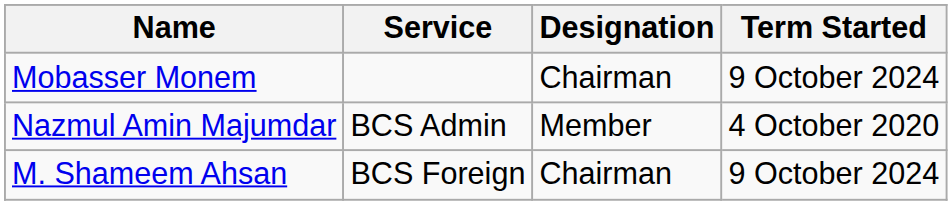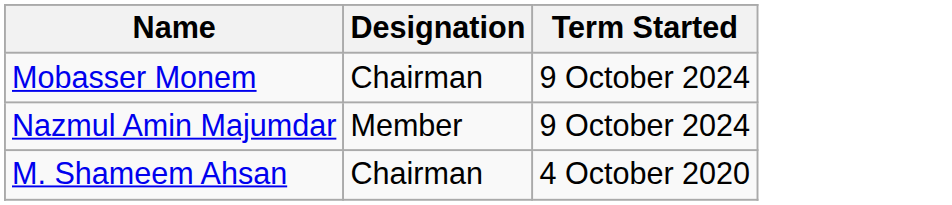- column: (438, 28)
(834, 125) 4 October 2020 -> (645, 125) 9 October 2024
(834, 174) 9 October 2024 -> (645, 174) 4 October 2020
